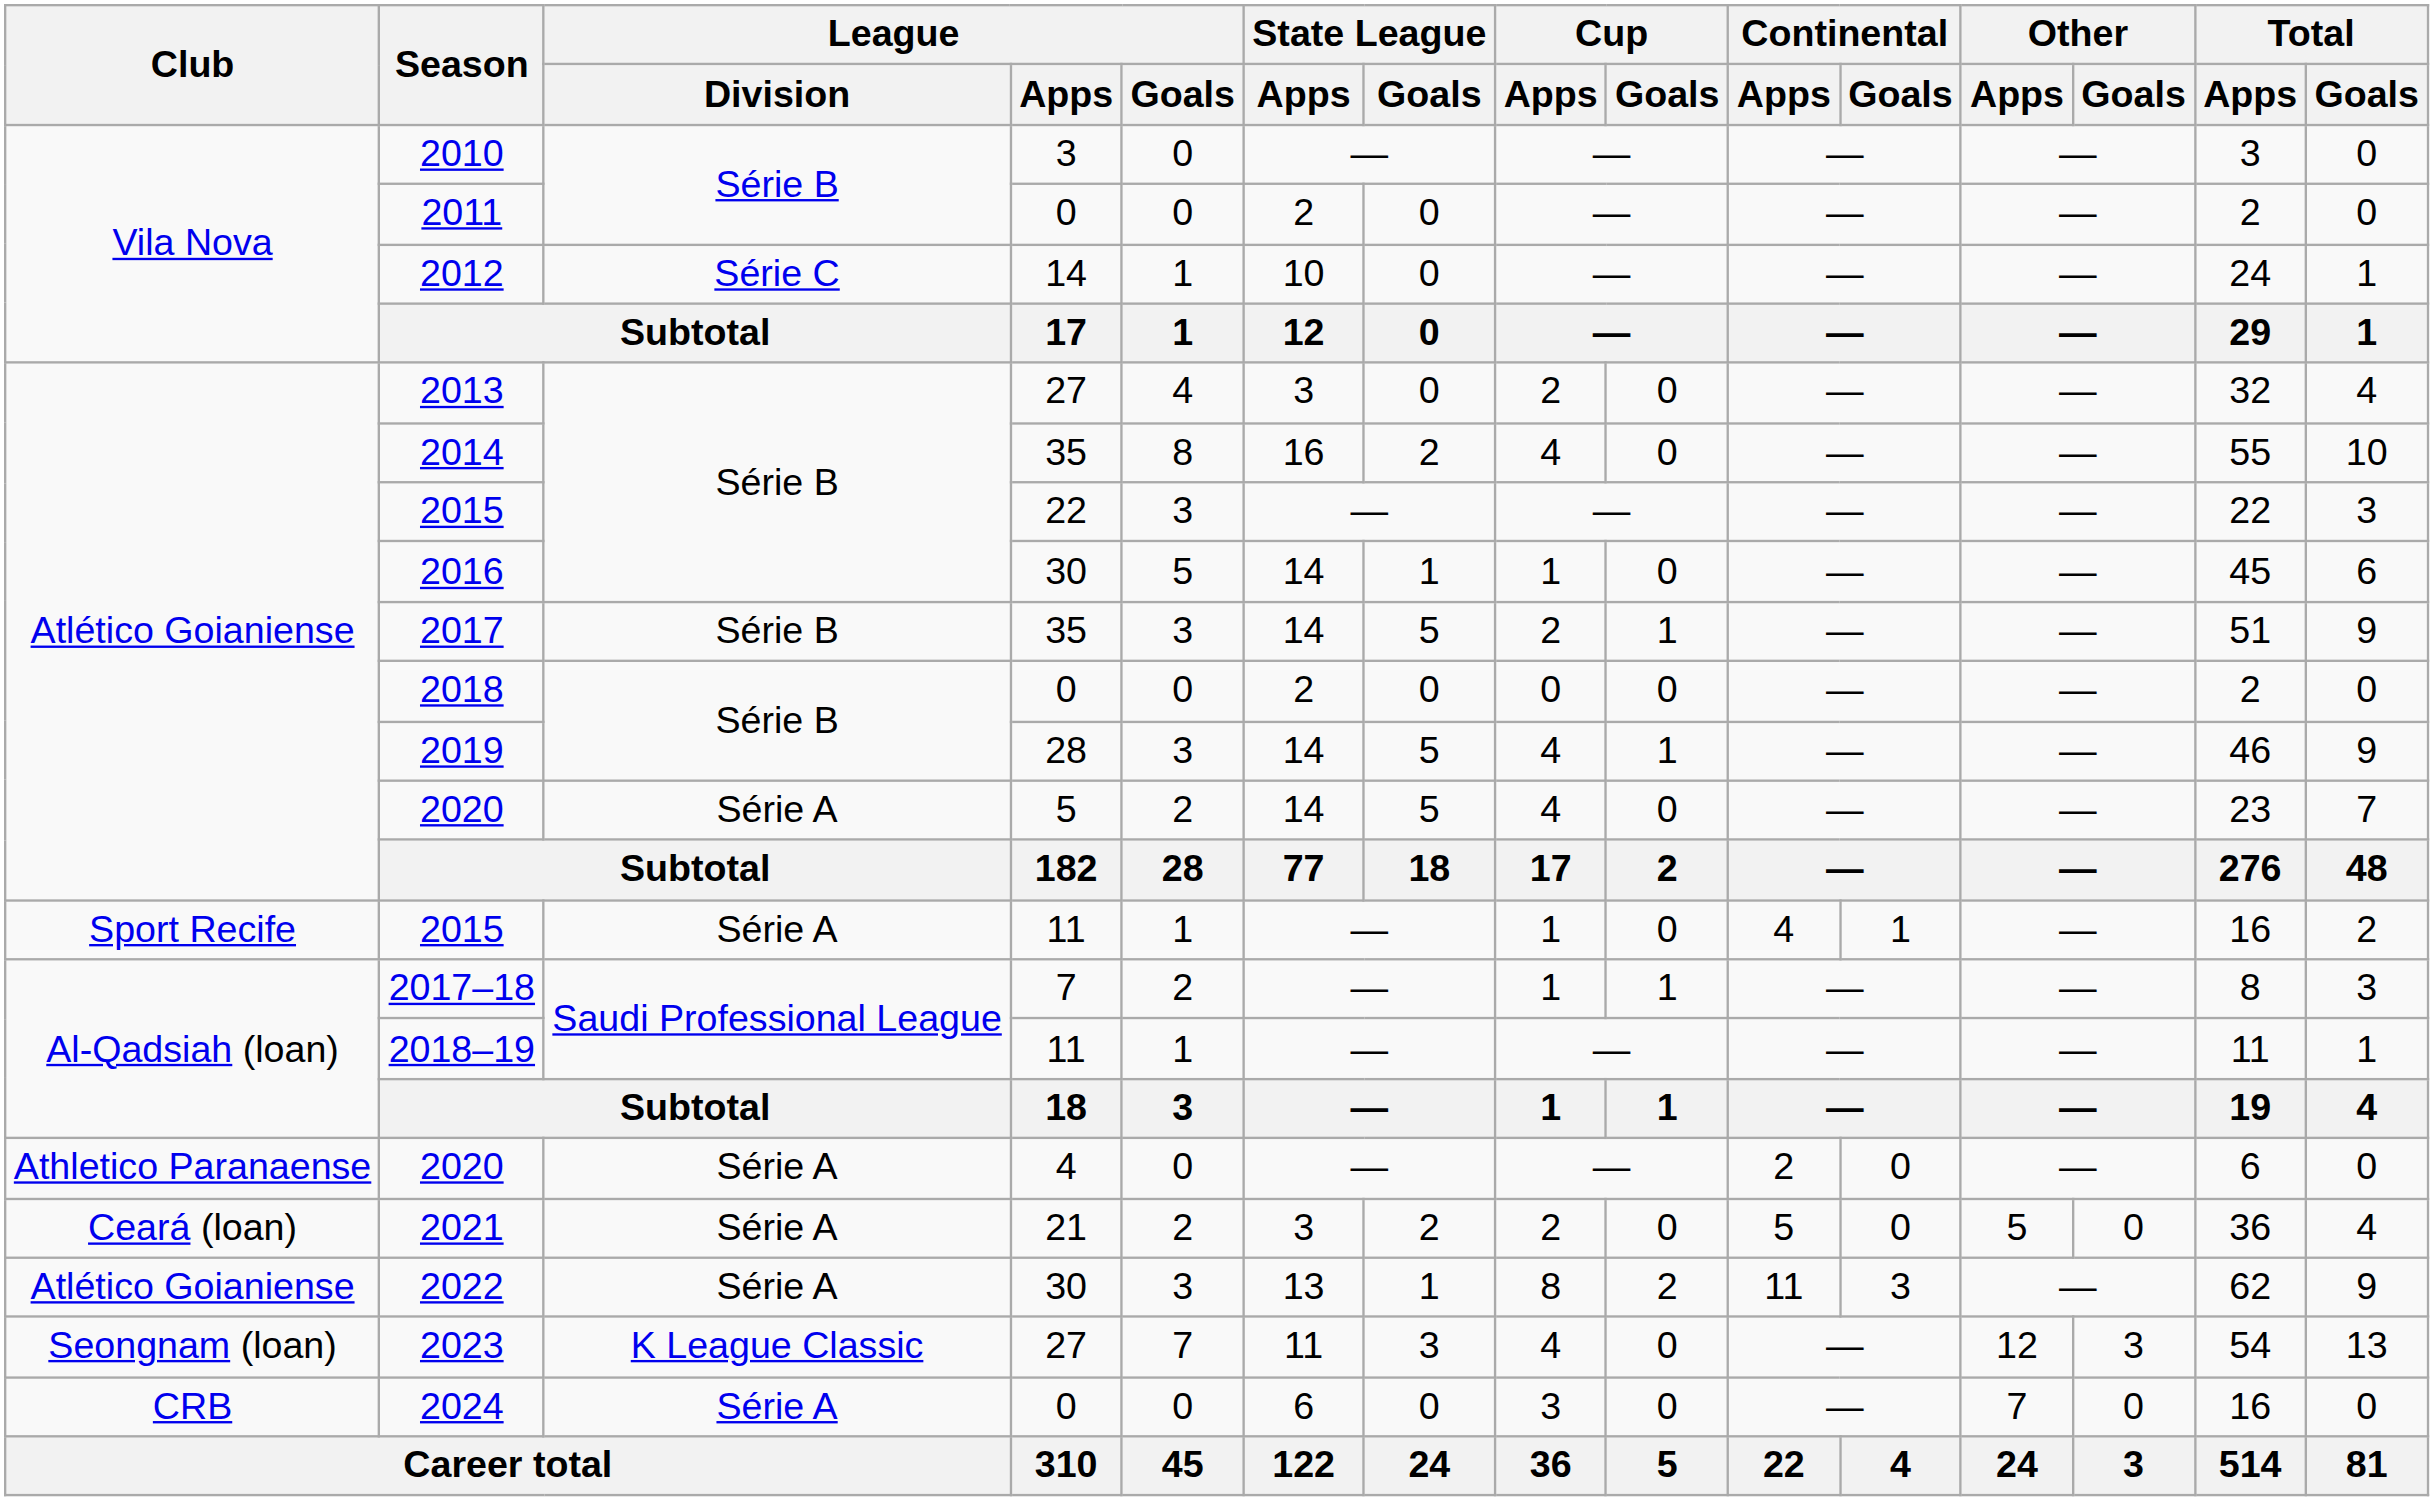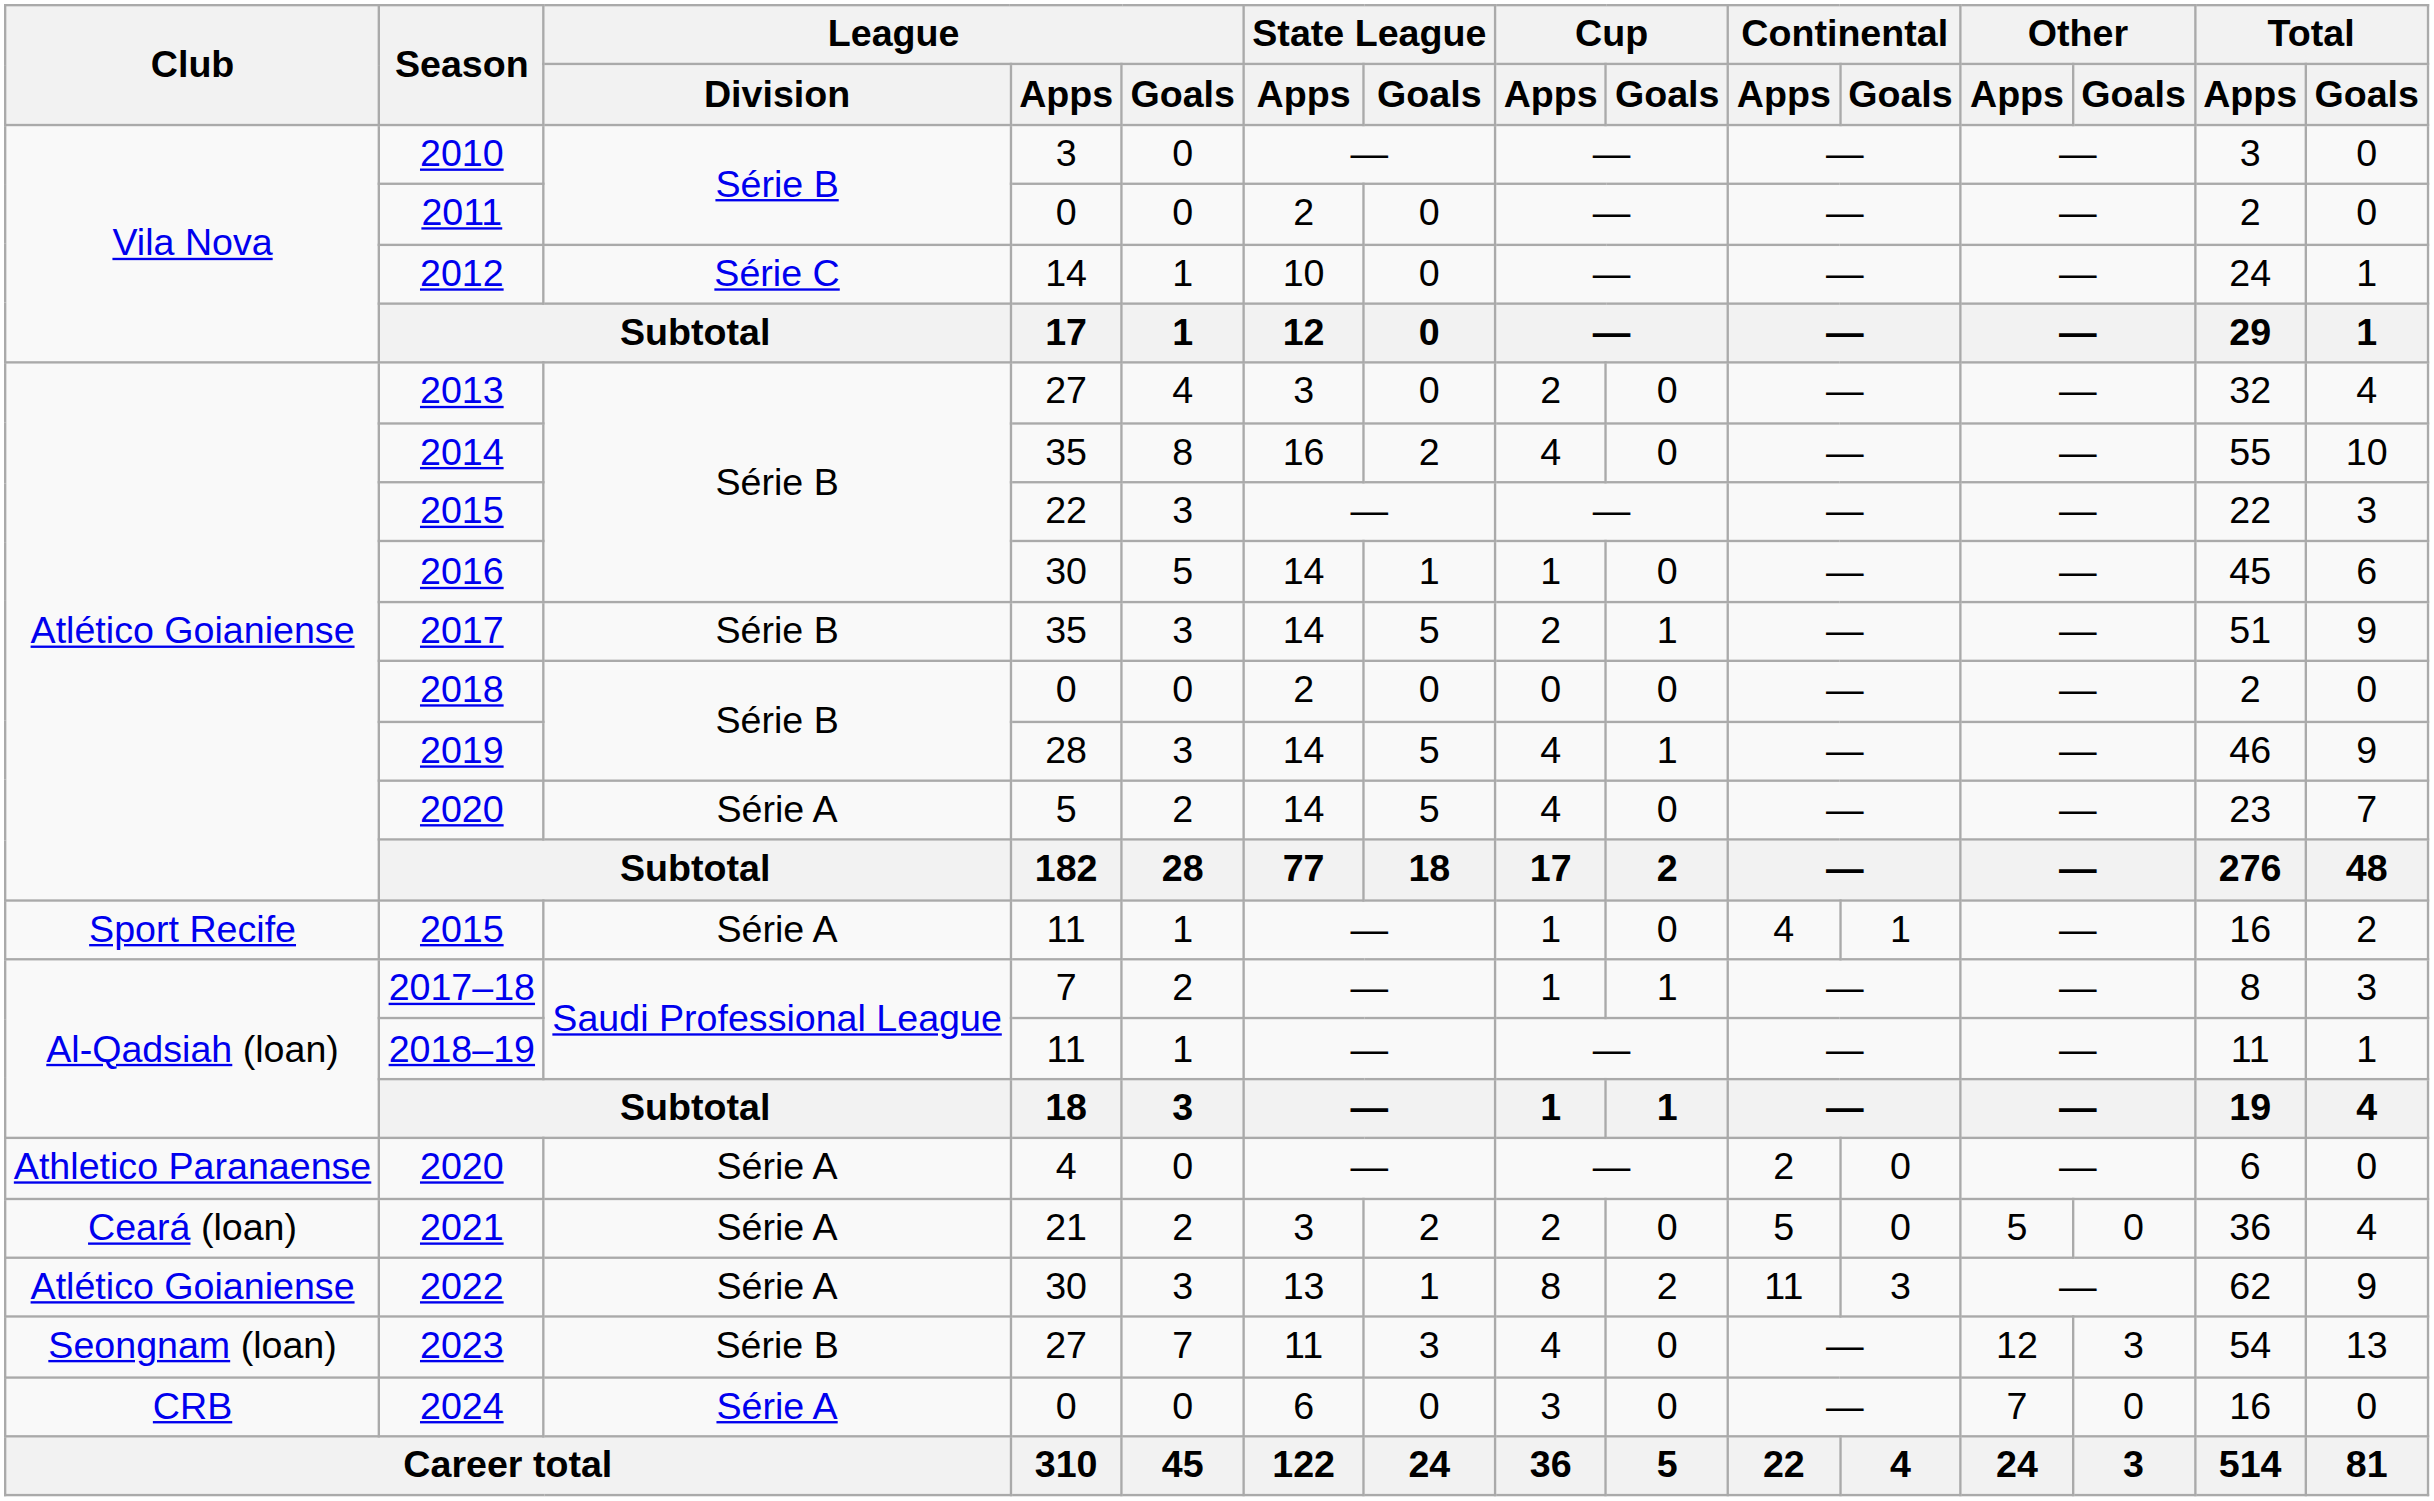(777, 1346) K League Classic -> (777, 1346) Série B
